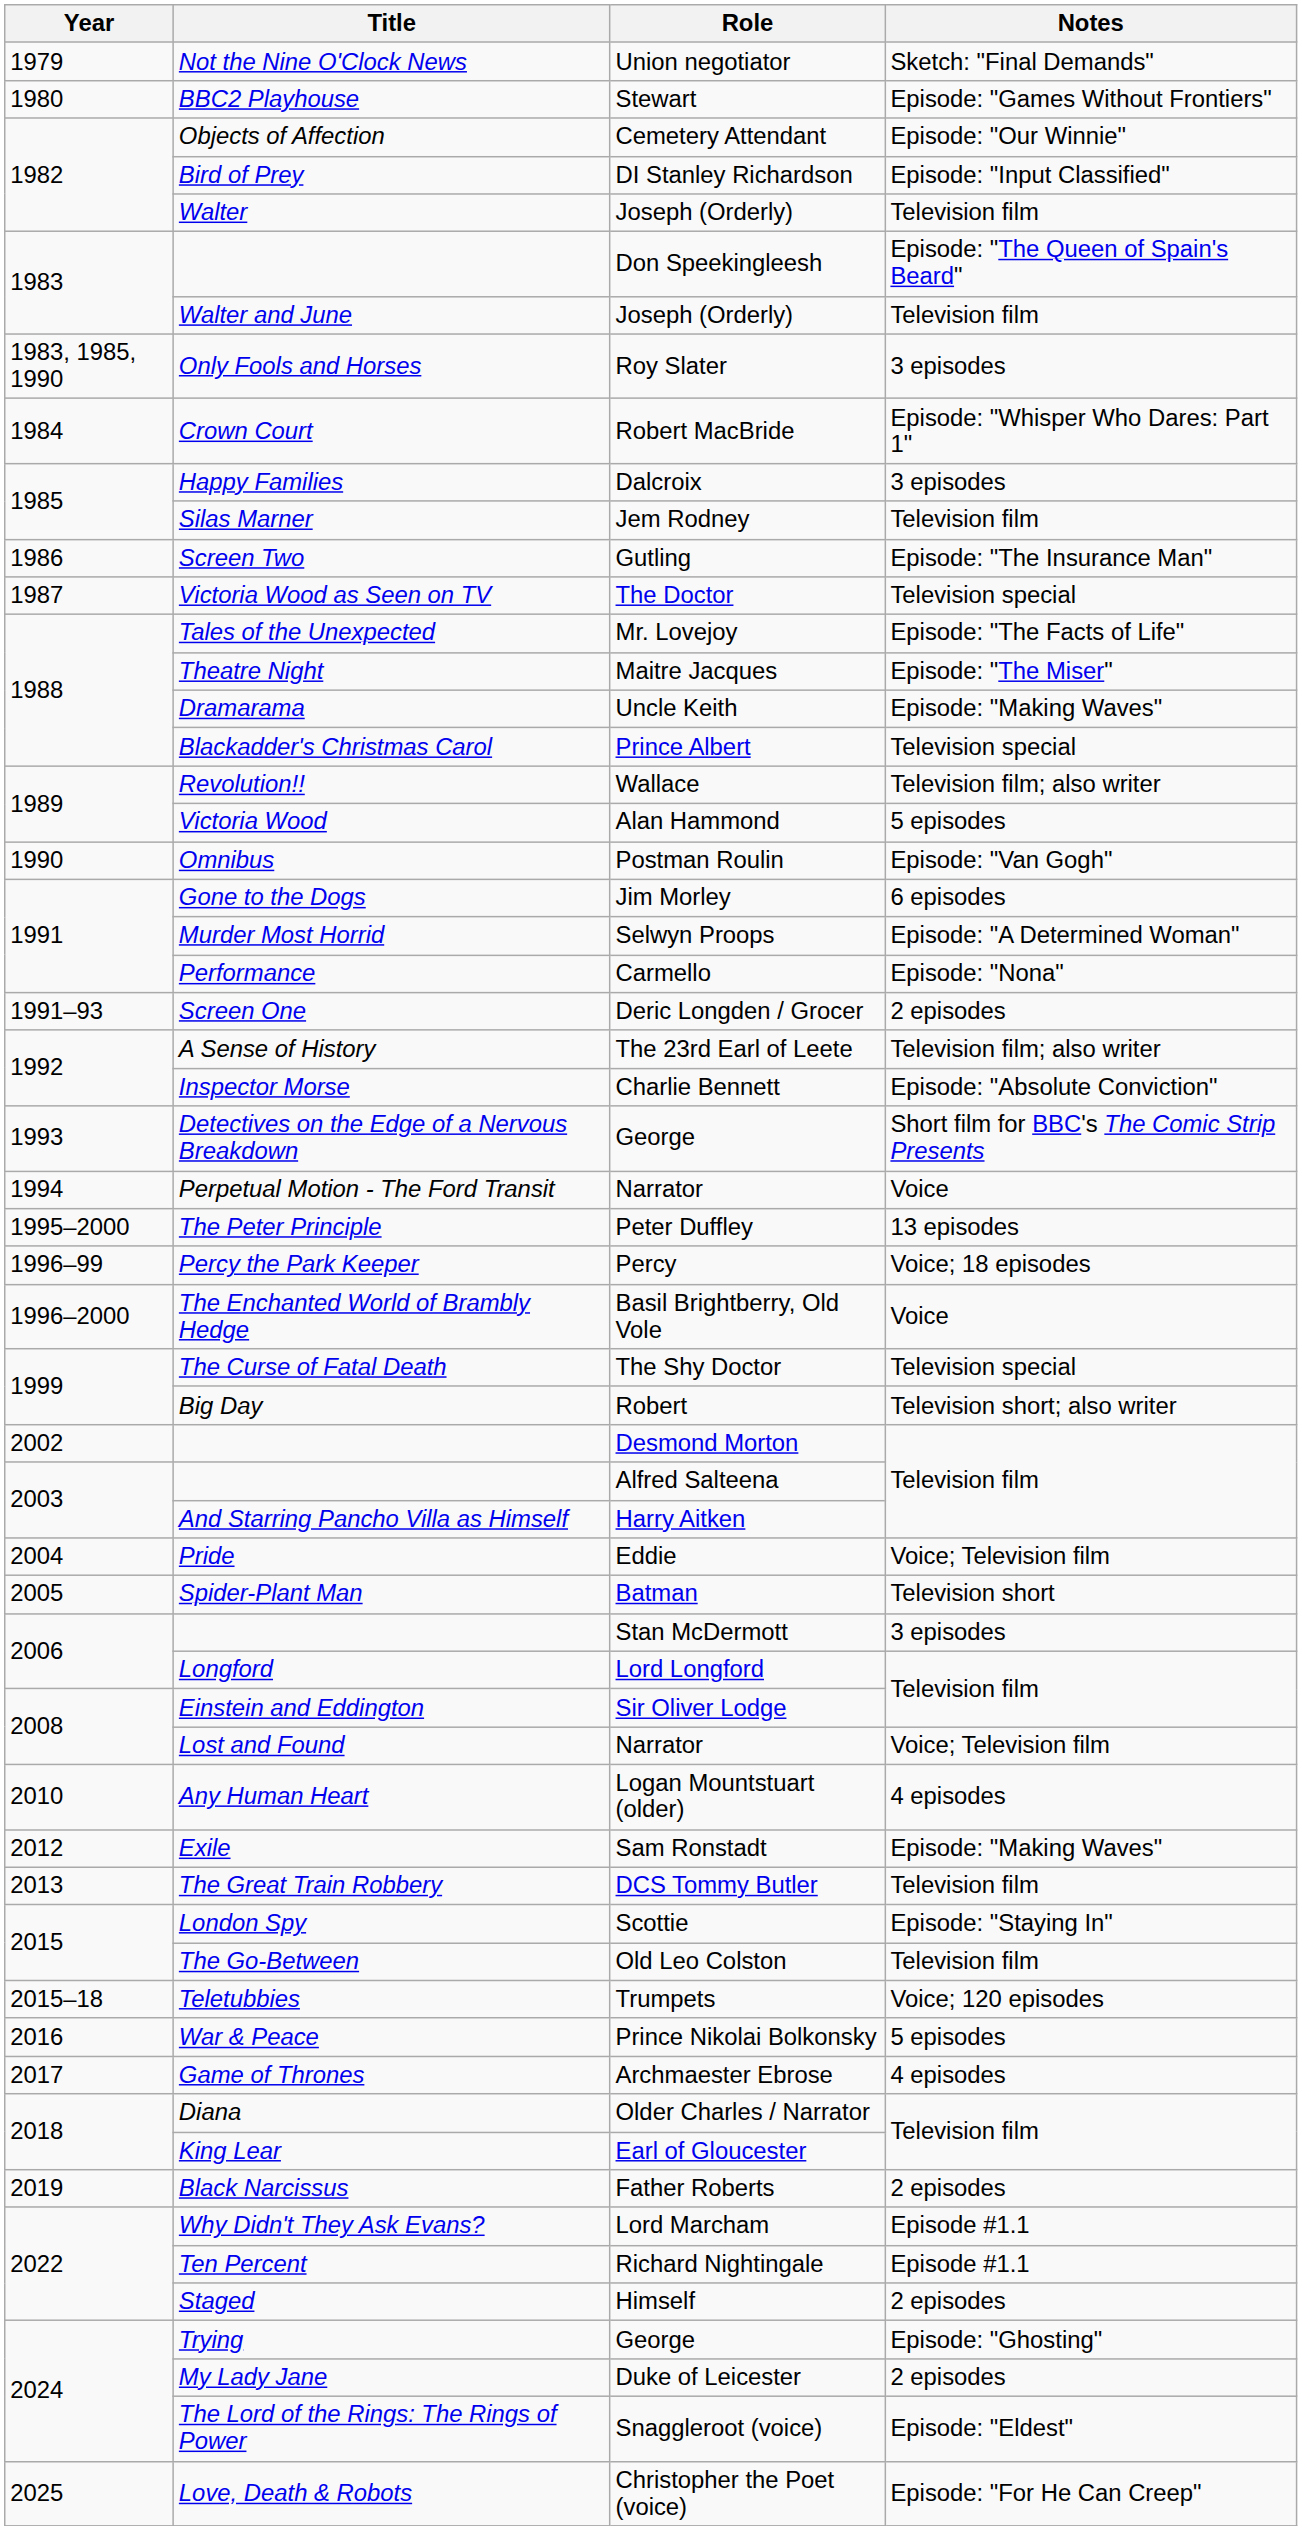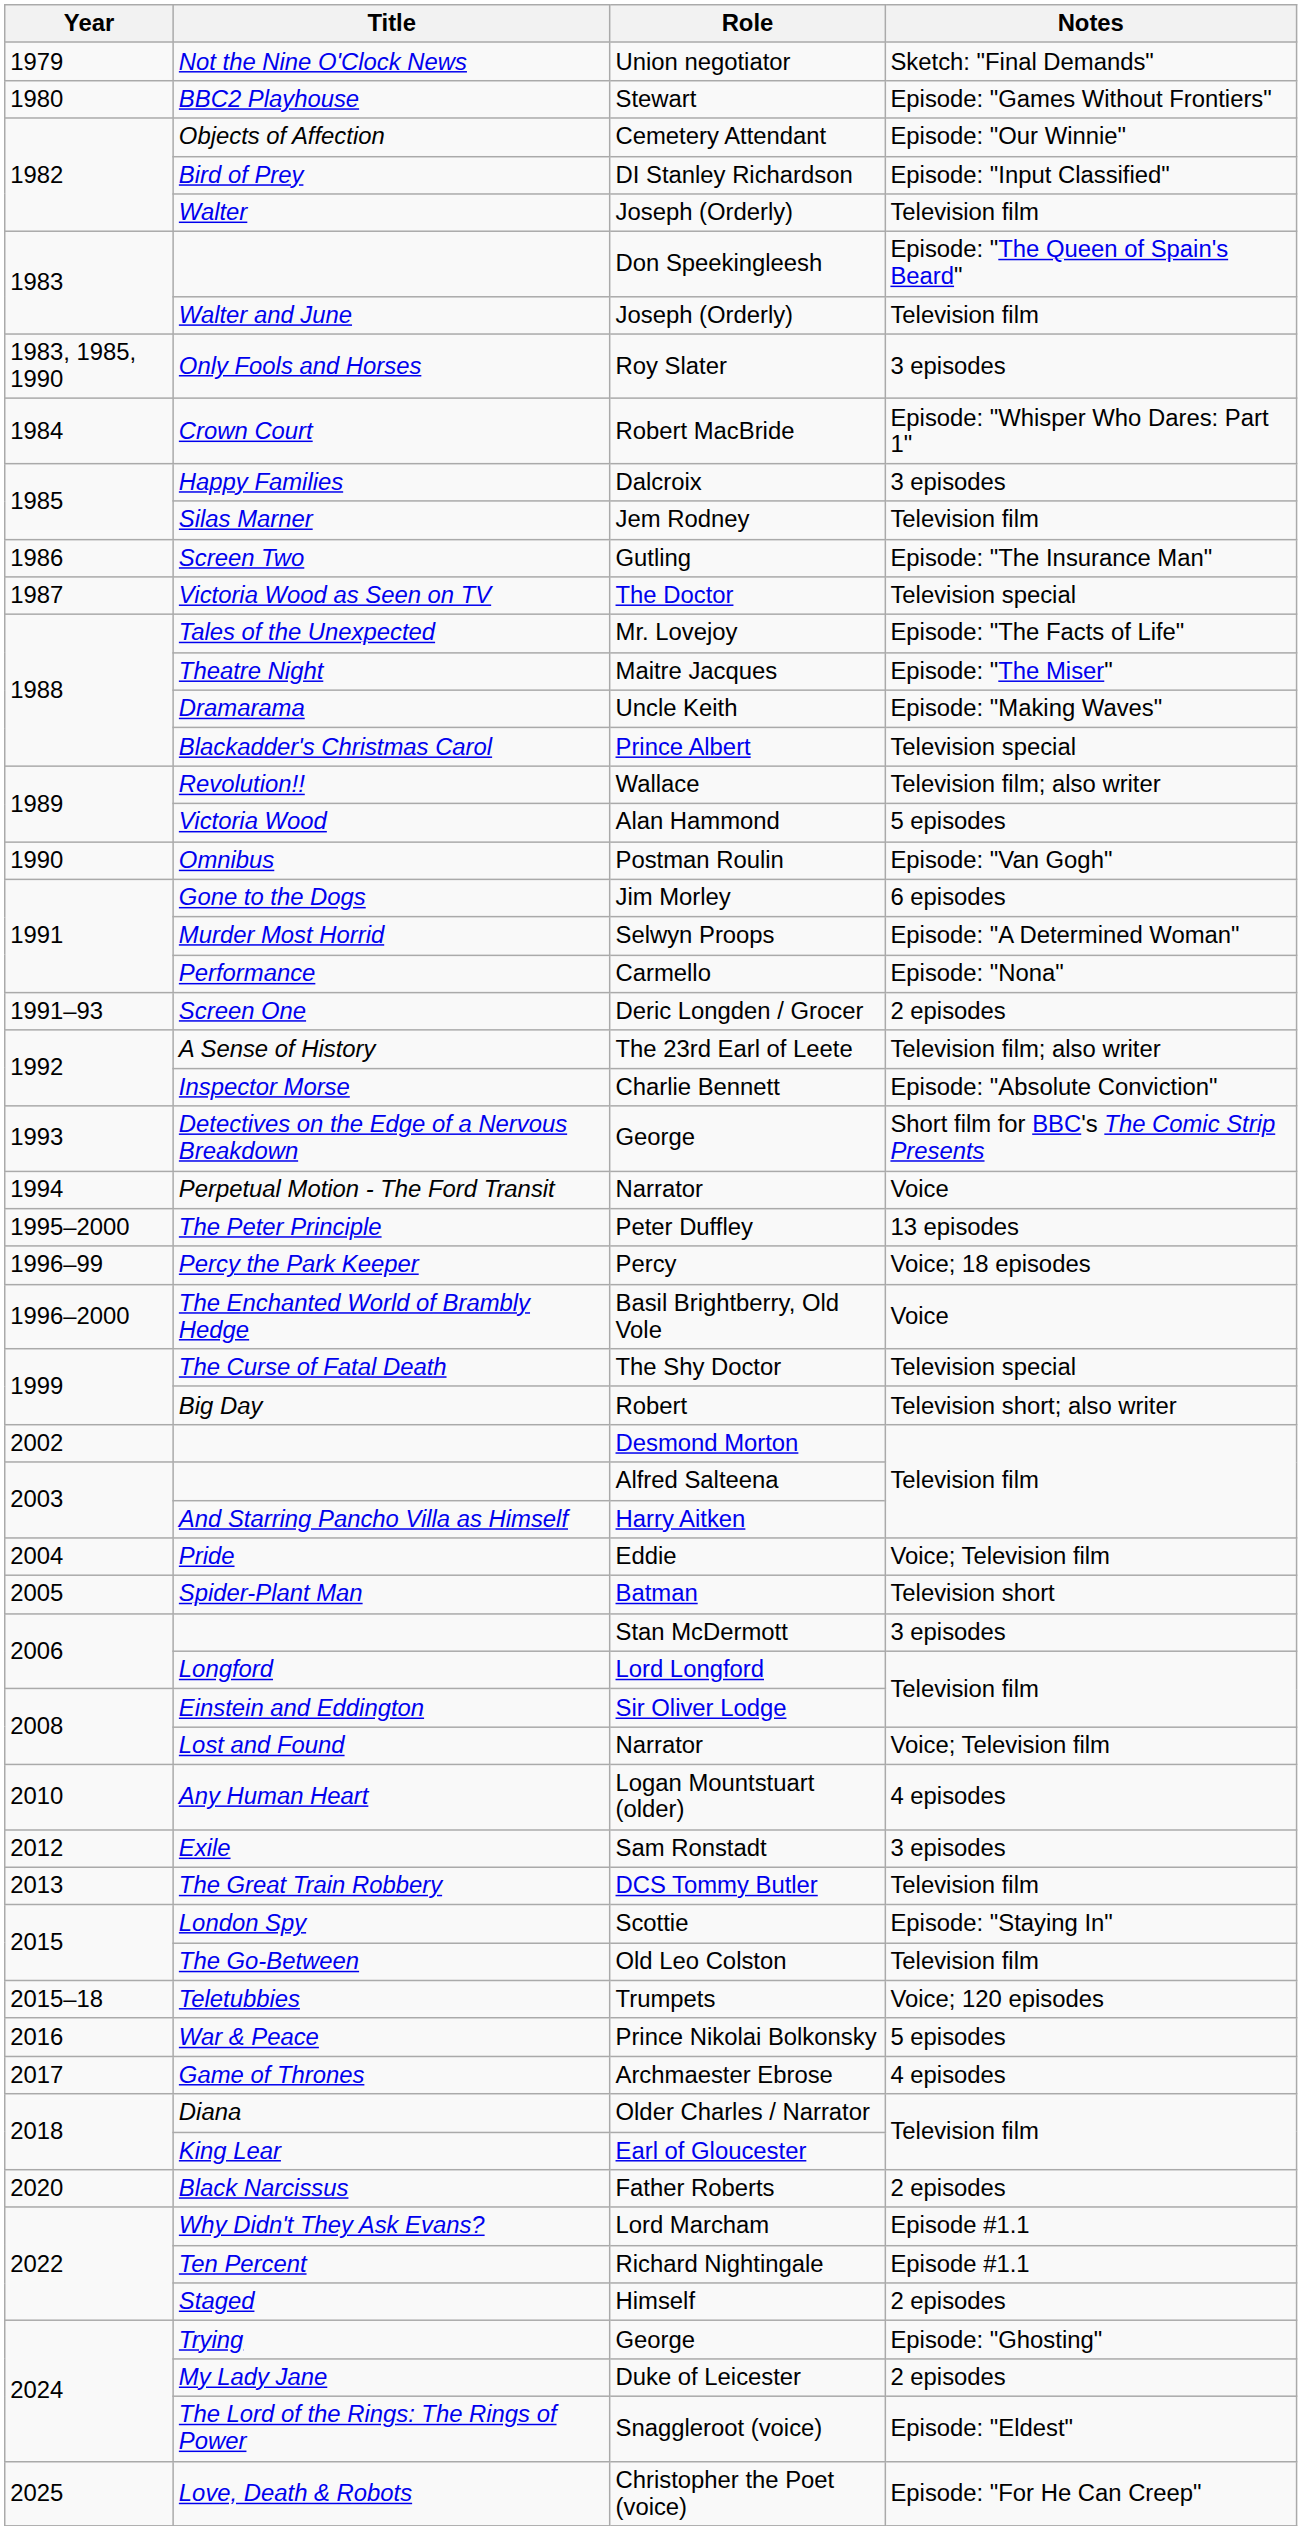(1026, 1847) Episode: "Making Waves" -> (948, 1847) 3 episodes
(37, 2188) 2019 -> (37, 2188) 2020
